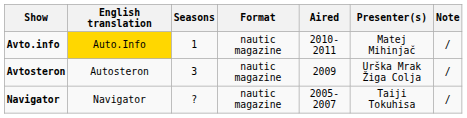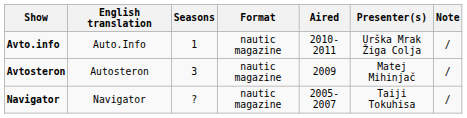(120, 45) gold background -> (120, 45) no background
(392, 45) Matej Mihinjač -> (392, 45) Urška Mrak Žiga Colja
(392, 72) Urška Mrak Žiga Colja -> (392, 72) Matej Mihinjač
